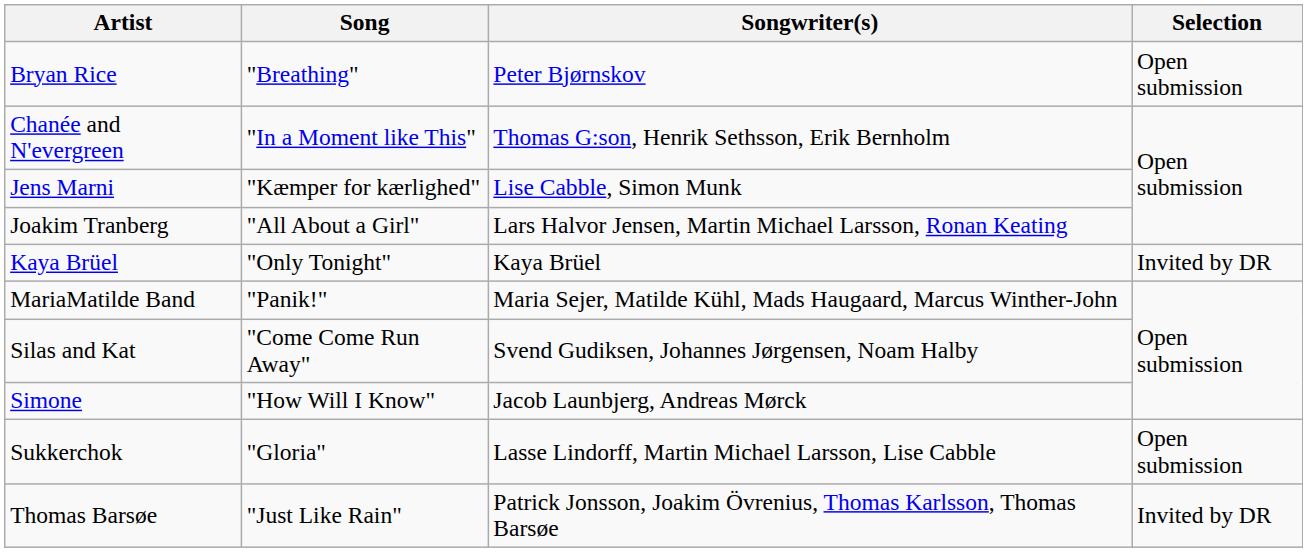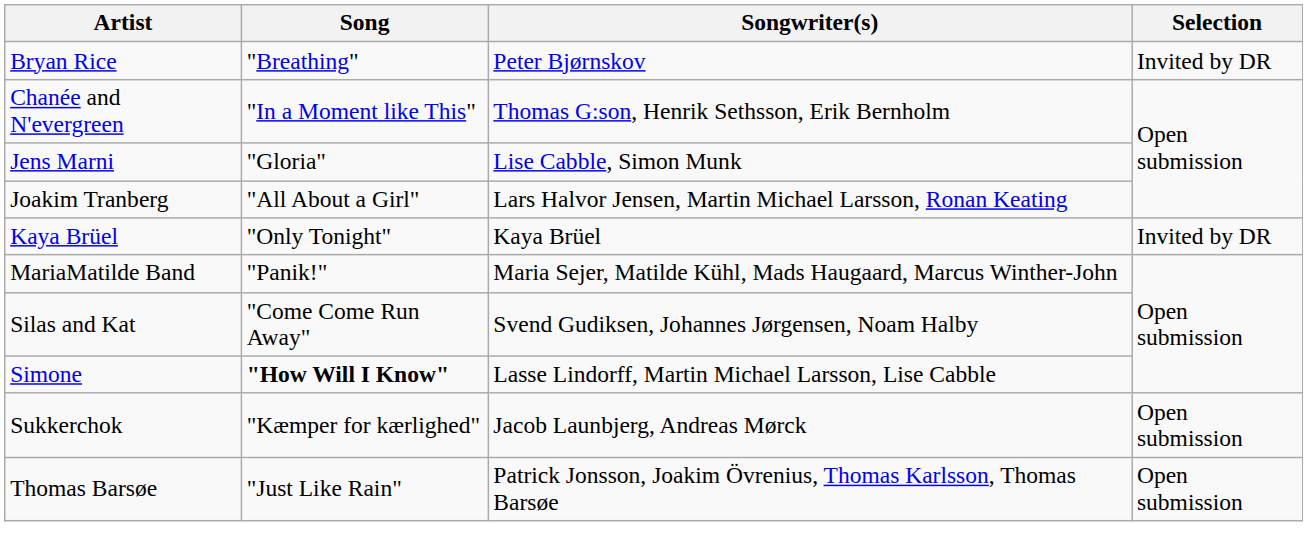(1190, 73) Open submission -> (1204, 60) Invited by DR
(363, 187) "Kæmper for kærlighed" -> (286, 161) "Gloria"
(341, 400) normal -> (348, 374) bold
(650, 400) Jacob Launbjerg, Andreas Mørck -> (745, 374) Lasse Lindorff, Martin Michael Larsson, Lise Cabble
(286, 451) "Gloria" -> (363, 425) "Kæmper for kærlighed"
(745, 451) Lasse Lindorff, Martin Michael Larsson, Lise Cabble -> (650, 425) Jacob Launbjerg, Andreas Mørck
(1204, 515) Invited by DR -> (1190, 488) Open submission
